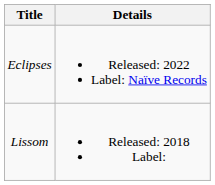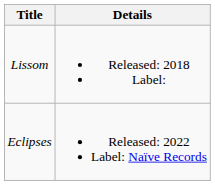rows swapped: (30, 141) <-> (30, 64)
